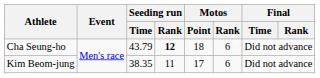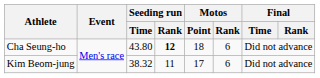(141, 47) 43.79 -> (141, 47) 43.80
(141, 64) 38.35 -> (141, 64) 38.32
